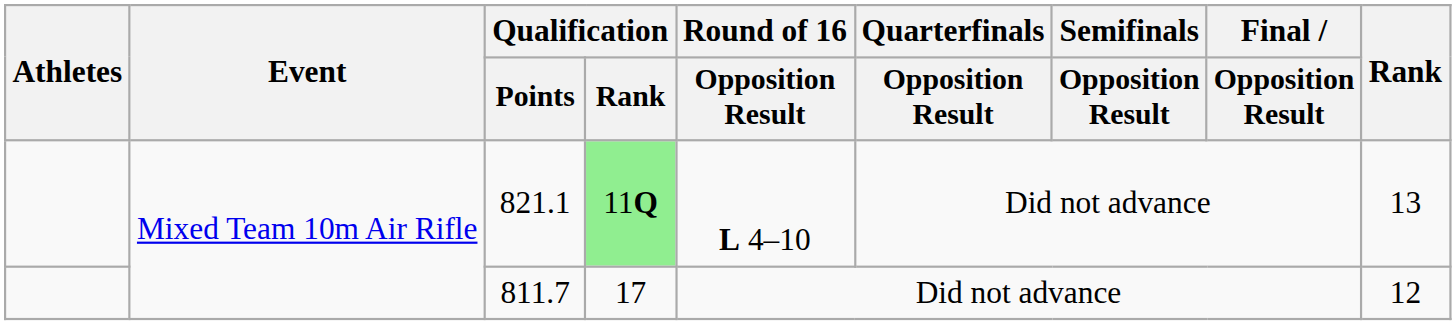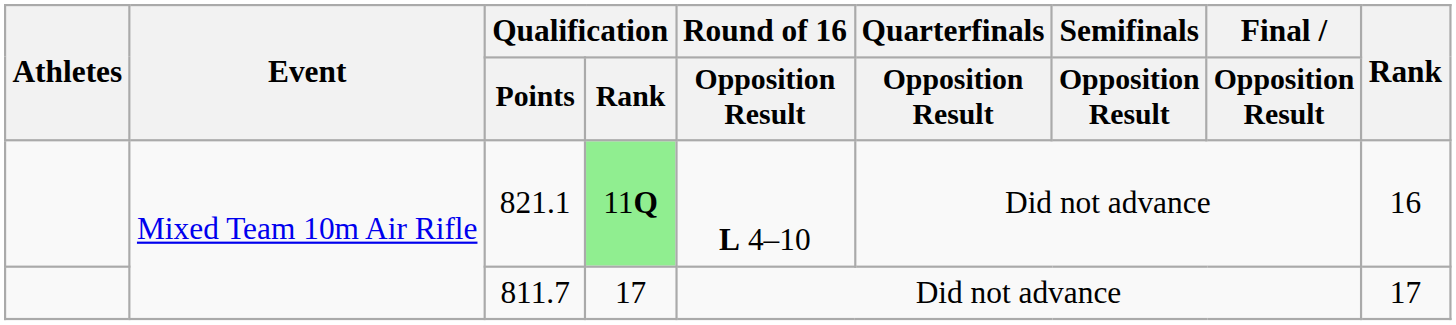(1405, 203) 13 -> (1405, 203) 16
(1405, 292) 12 -> (1405, 292) 17
